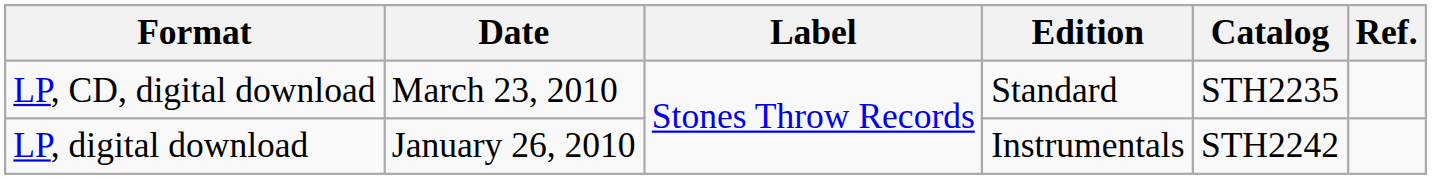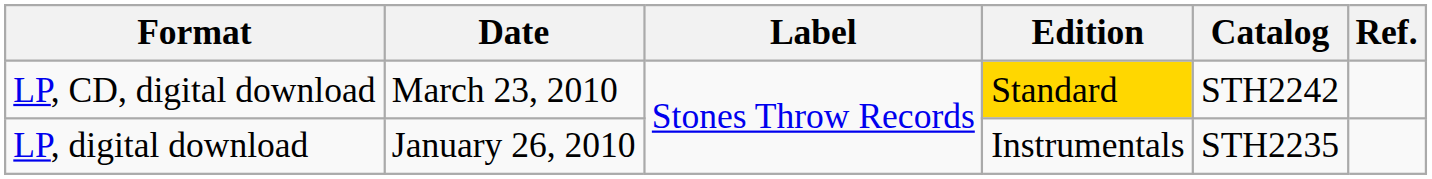(1054, 88) no background -> (1054, 88) gold background
(1270, 88) STH2235 -> (1270, 88) STH2242
(1270, 145) STH2242 -> (1270, 145) STH2235
